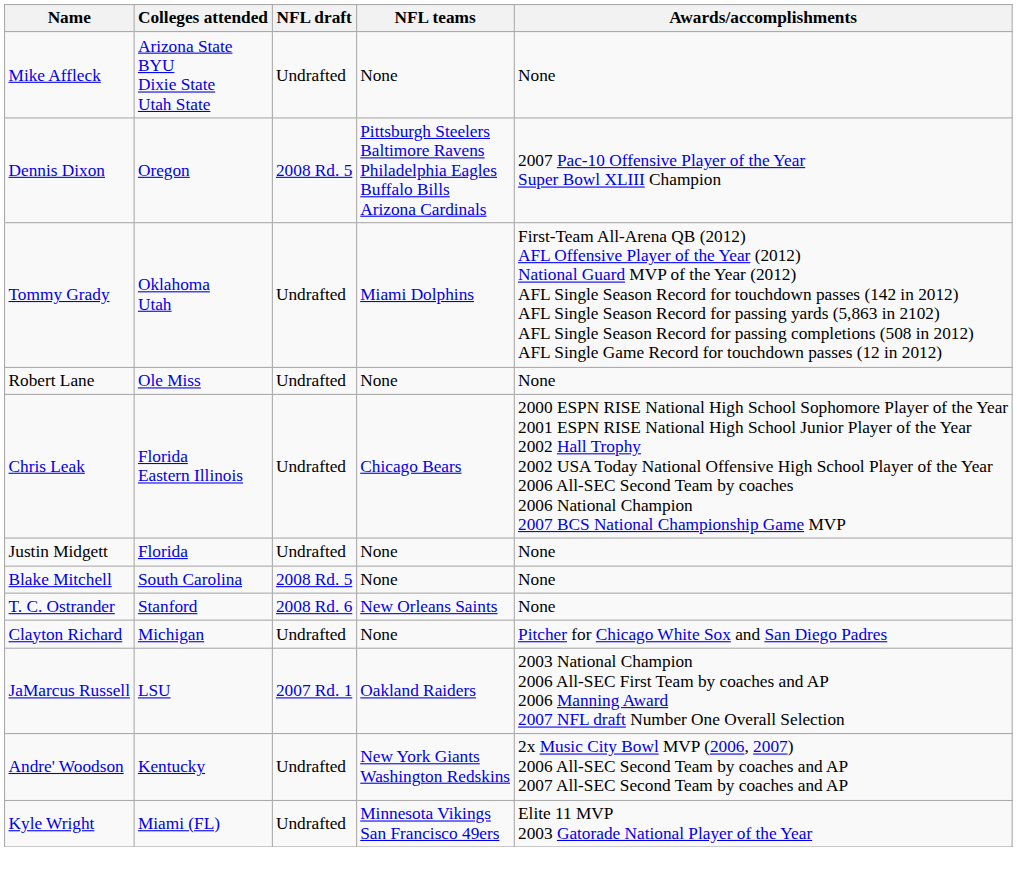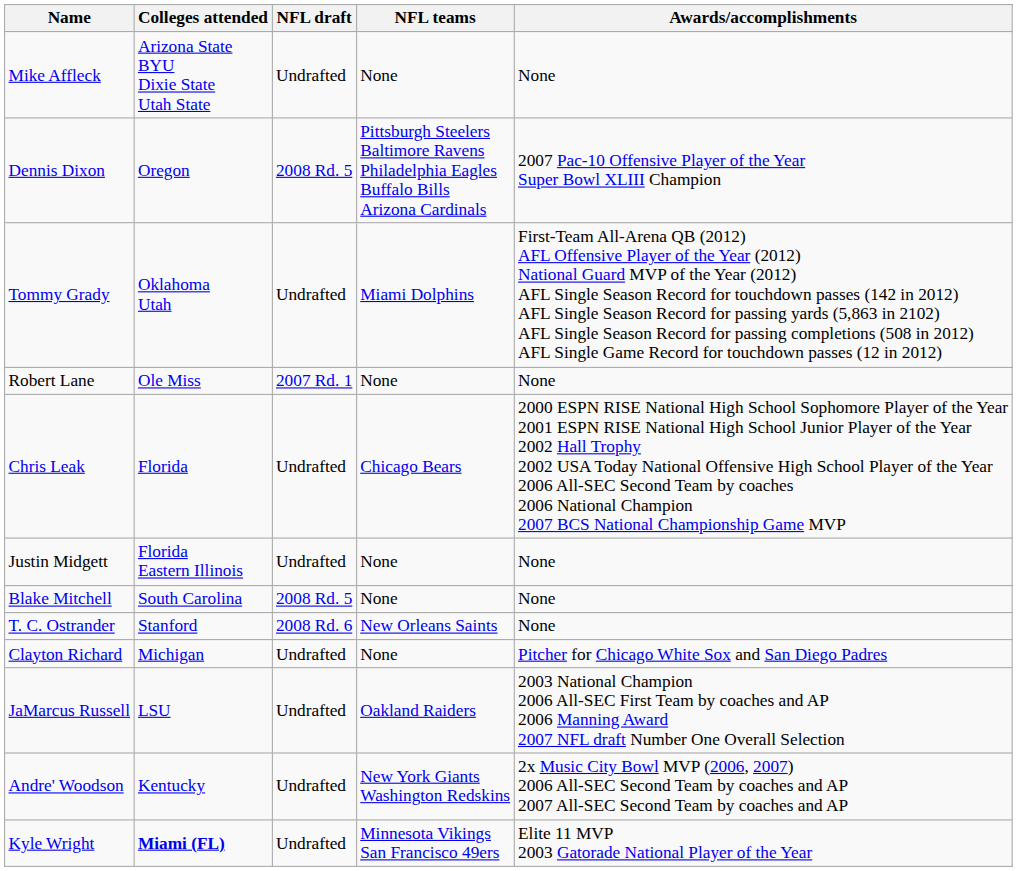(311, 380) Undrafted -> (314, 380) 2007 Rd. 1
(190, 466) Florida Eastern Illinois -> (163, 466) Florida
(163, 551) Florida -> (190, 561) Florida Eastern Illinois
(314, 690) 2007 Rd. 1 -> (311, 710) Undrafted
(179, 823) normal -> (181, 842) bold
